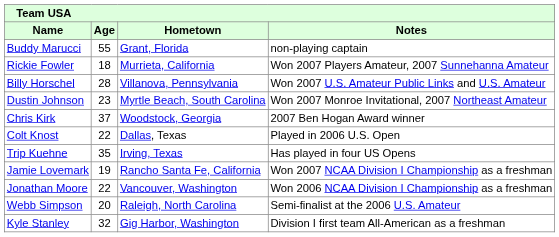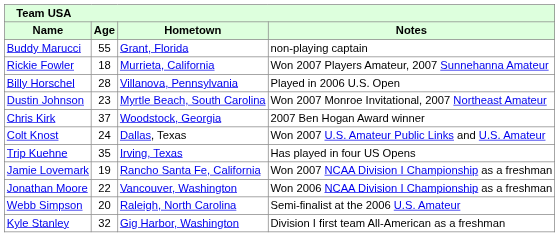(408, 83) Won 2007 U.S. Amateur Public Links and U.S. Amateur -> (335, 83) Played in 2006 U.S. Open
(104, 135) 22 -> (104, 135) 24
(335, 135) Played in 2006 U.S. Open -> (408, 135) Won 2007 U.S. Amateur Public Links and U.S. Amateur
